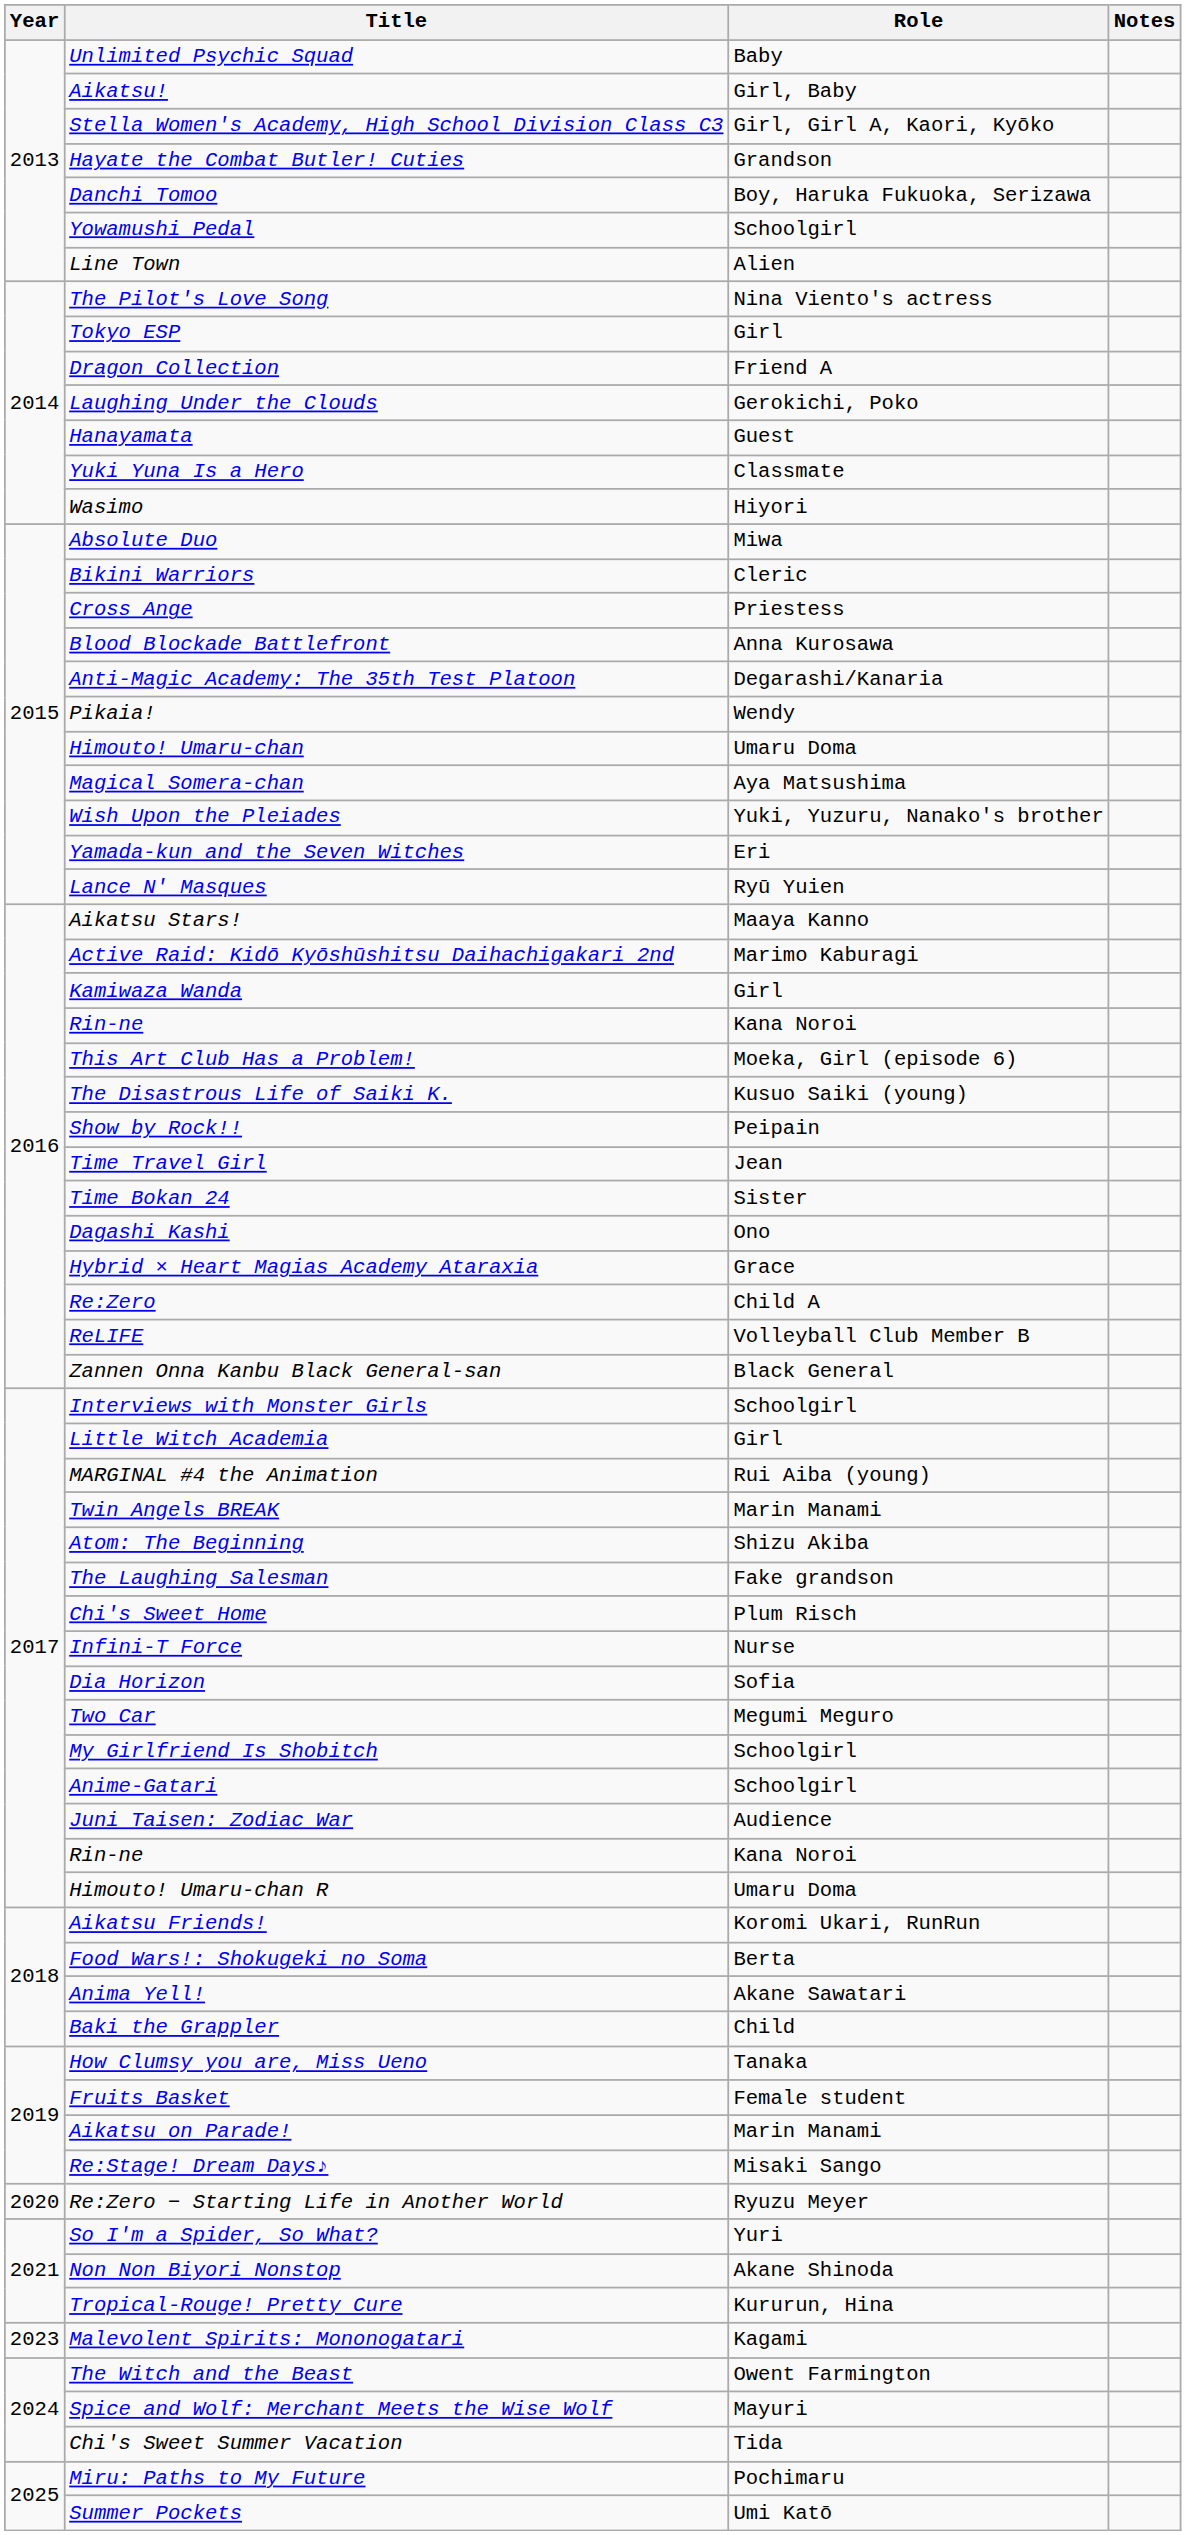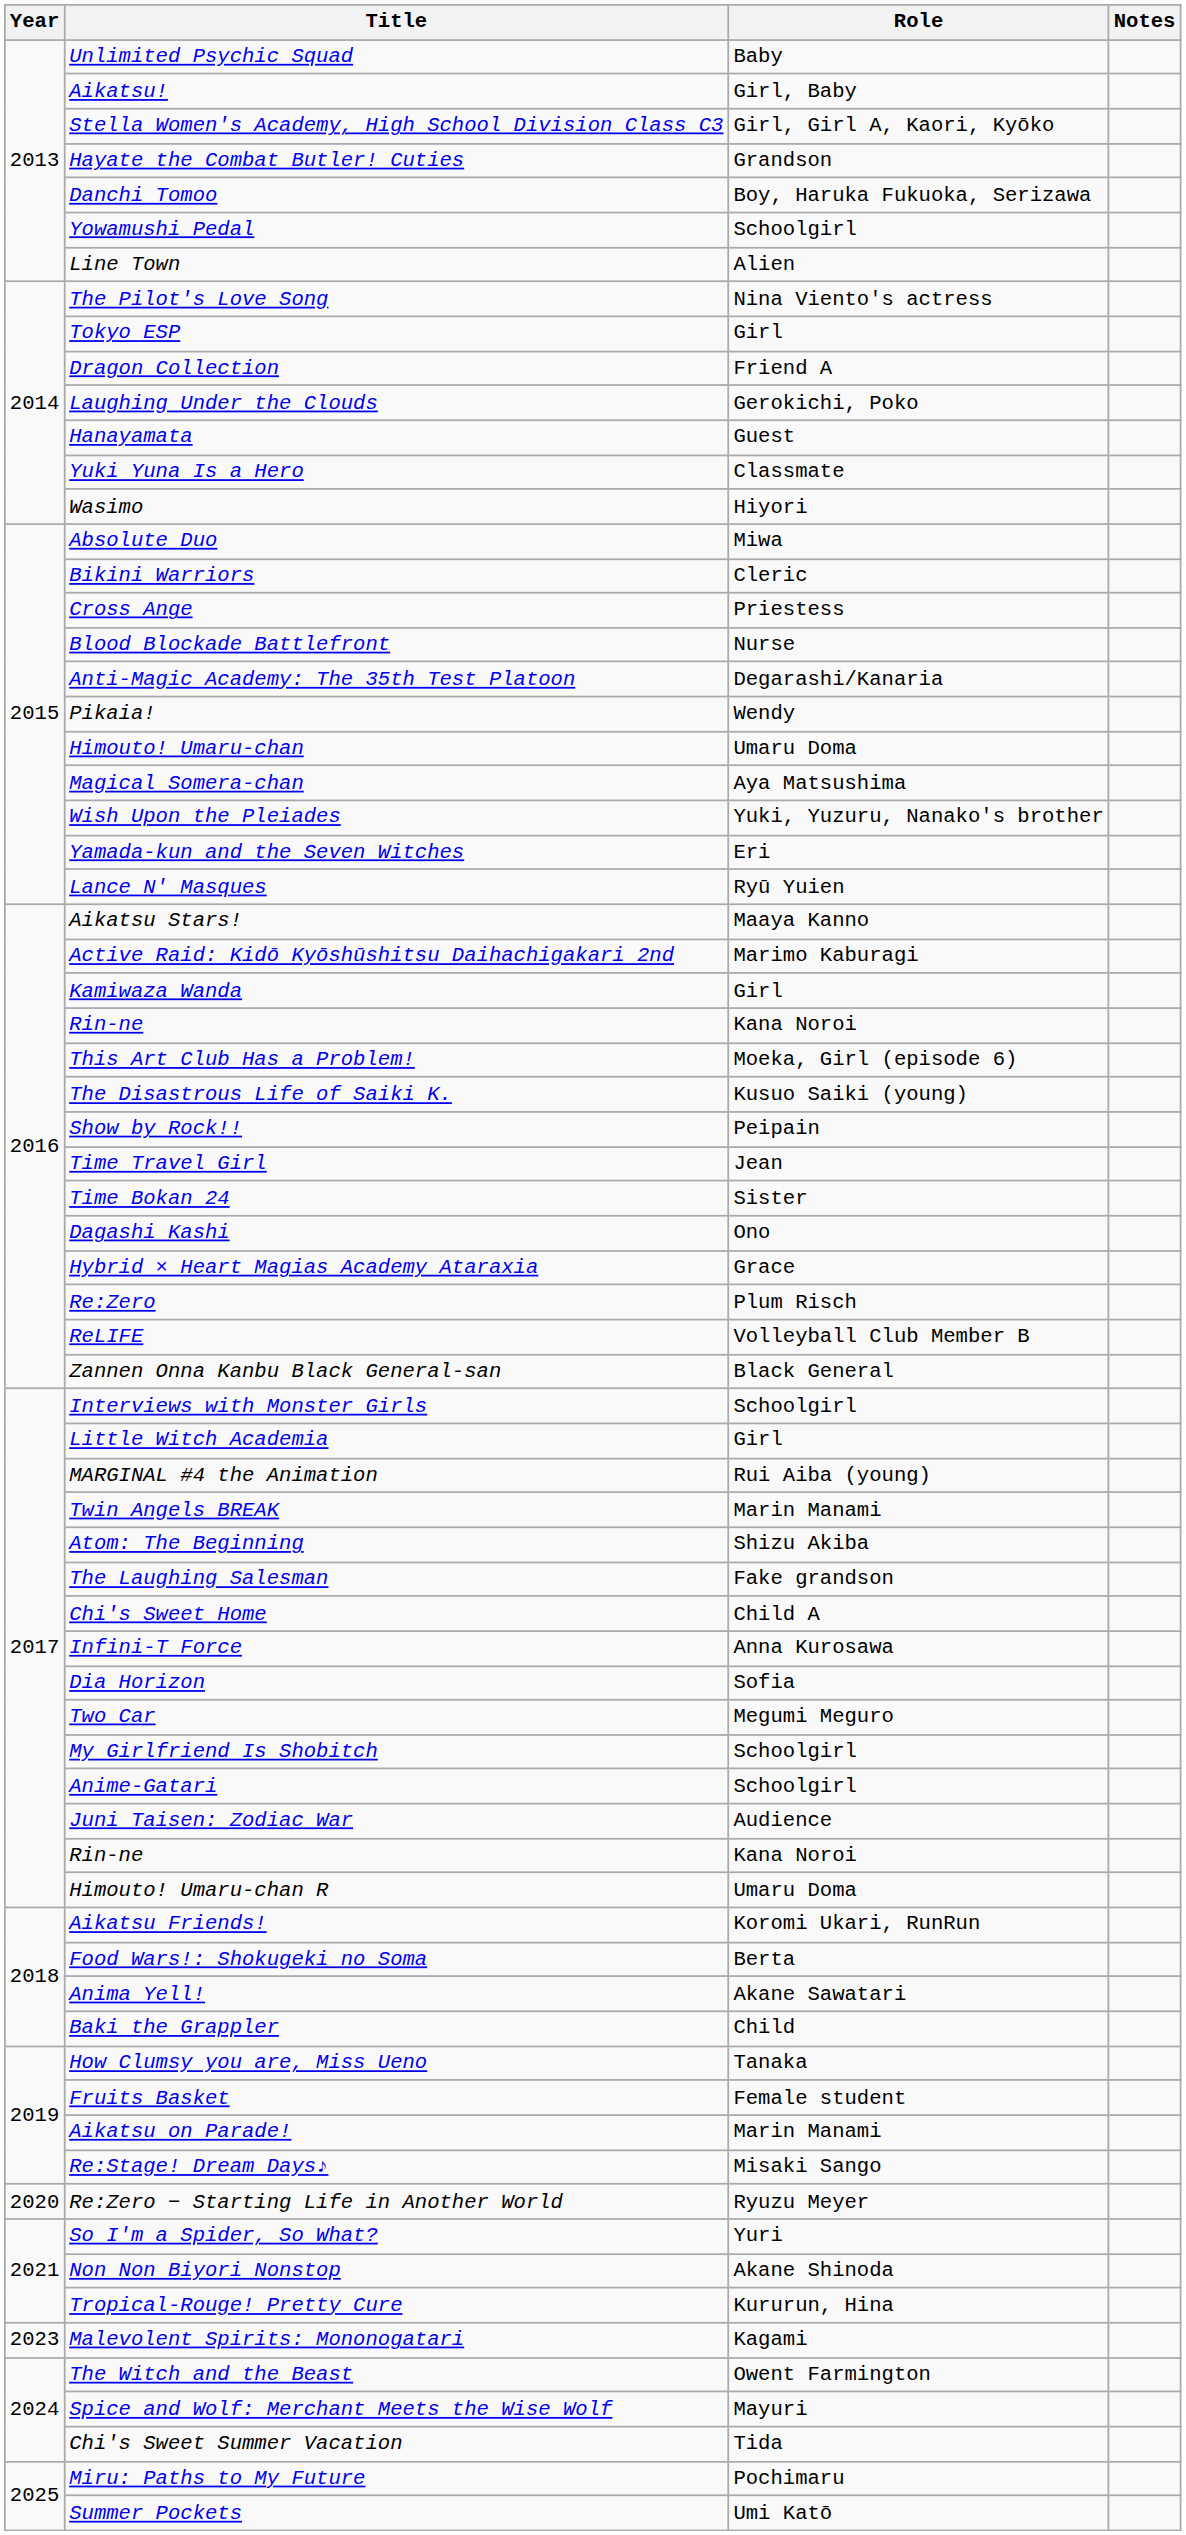(814, 645) Anna Kurosawa -> (764, 645) Nurse
(777, 1302) Child A -> (795, 1302) Plum Risch
(795, 1613) Plum Risch -> (777, 1613) Child A
(764, 1648) Nurse -> (814, 1648) Anna Kurosawa
